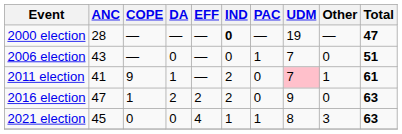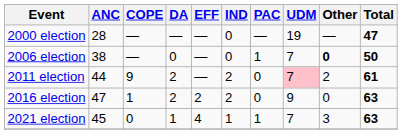(229, 35) bold -> (229, 35) normal
(99, 56) 43 -> (99, 56) 38
(326, 56) normal -> (326, 56) bold
(371, 56) 51 -> (371, 56) 50
(99, 77) 41 -> (99, 77) 44
(173, 77) 1 -> (173, 77) 2
(326, 77) 1 -> (326, 77) 2
(173, 118) 0 -> (173, 118) 1
(290, 118) 8 -> (290, 118) 7
